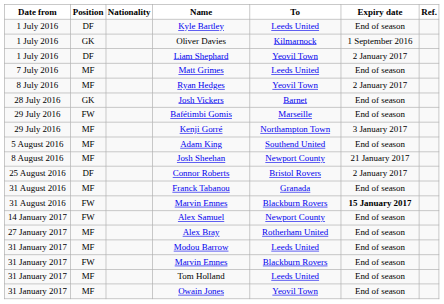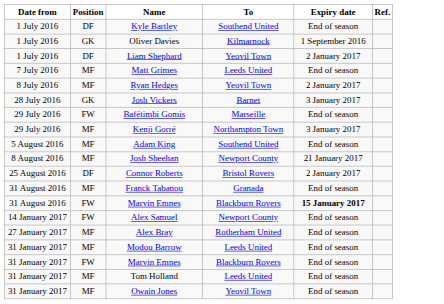- column: (129, 12)
(295, 26) Leeds United -> (248, 26) Southend United
(380, 100) End of season -> (333, 100) 3 January 2017
